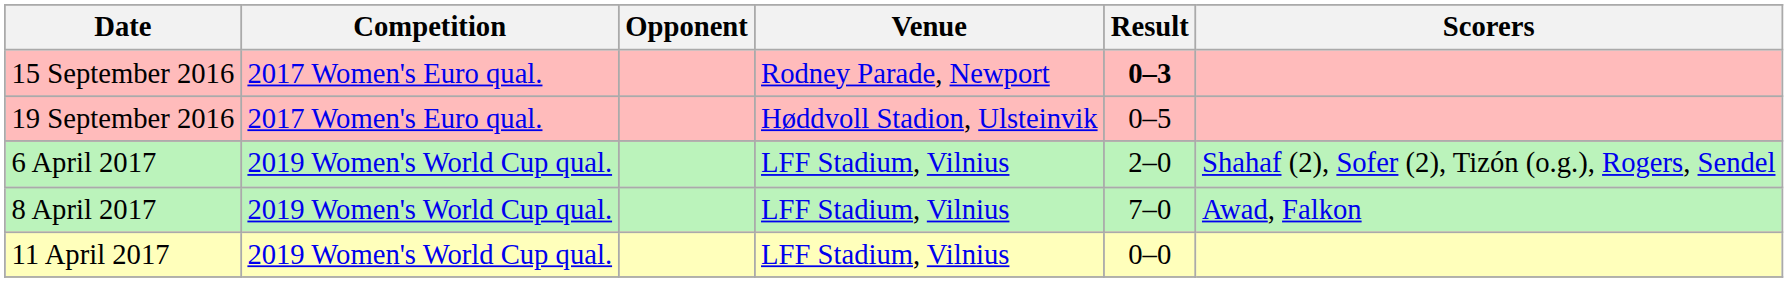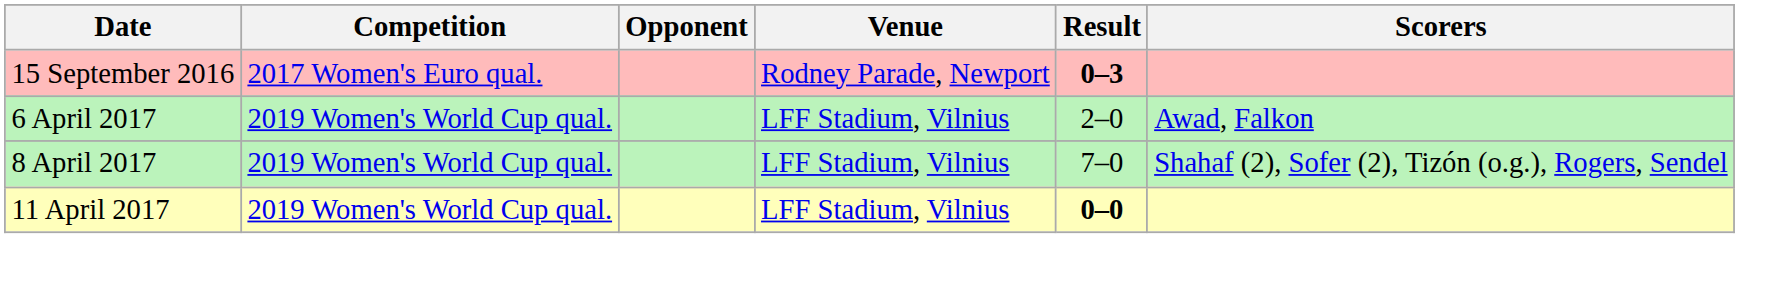- row: (123, 118)
(1489, 163) Shahaf (2), Sofer (2), Tizón (o.g.), Rogers, Sendel -> (1234, 118) Awad, Falkon
(1282, 208) Awad, Falkon -> (1441, 163) Shahaf (2), Sofer (2), Tizón (o.g.), Rogers, Sendel
(1150, 254) normal -> (1102, 208) bold
